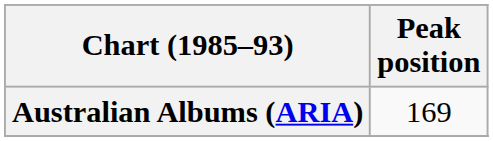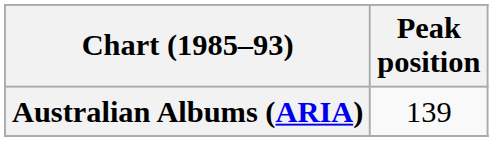(429, 111) 169 -> (429, 111) 139
